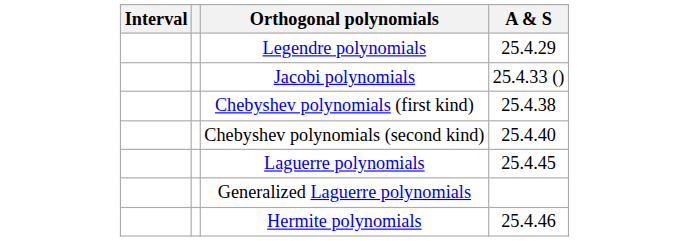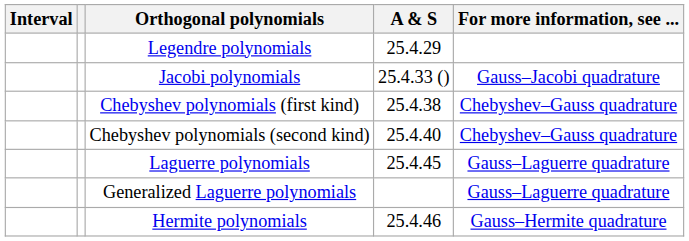+ column: (568, 18)
